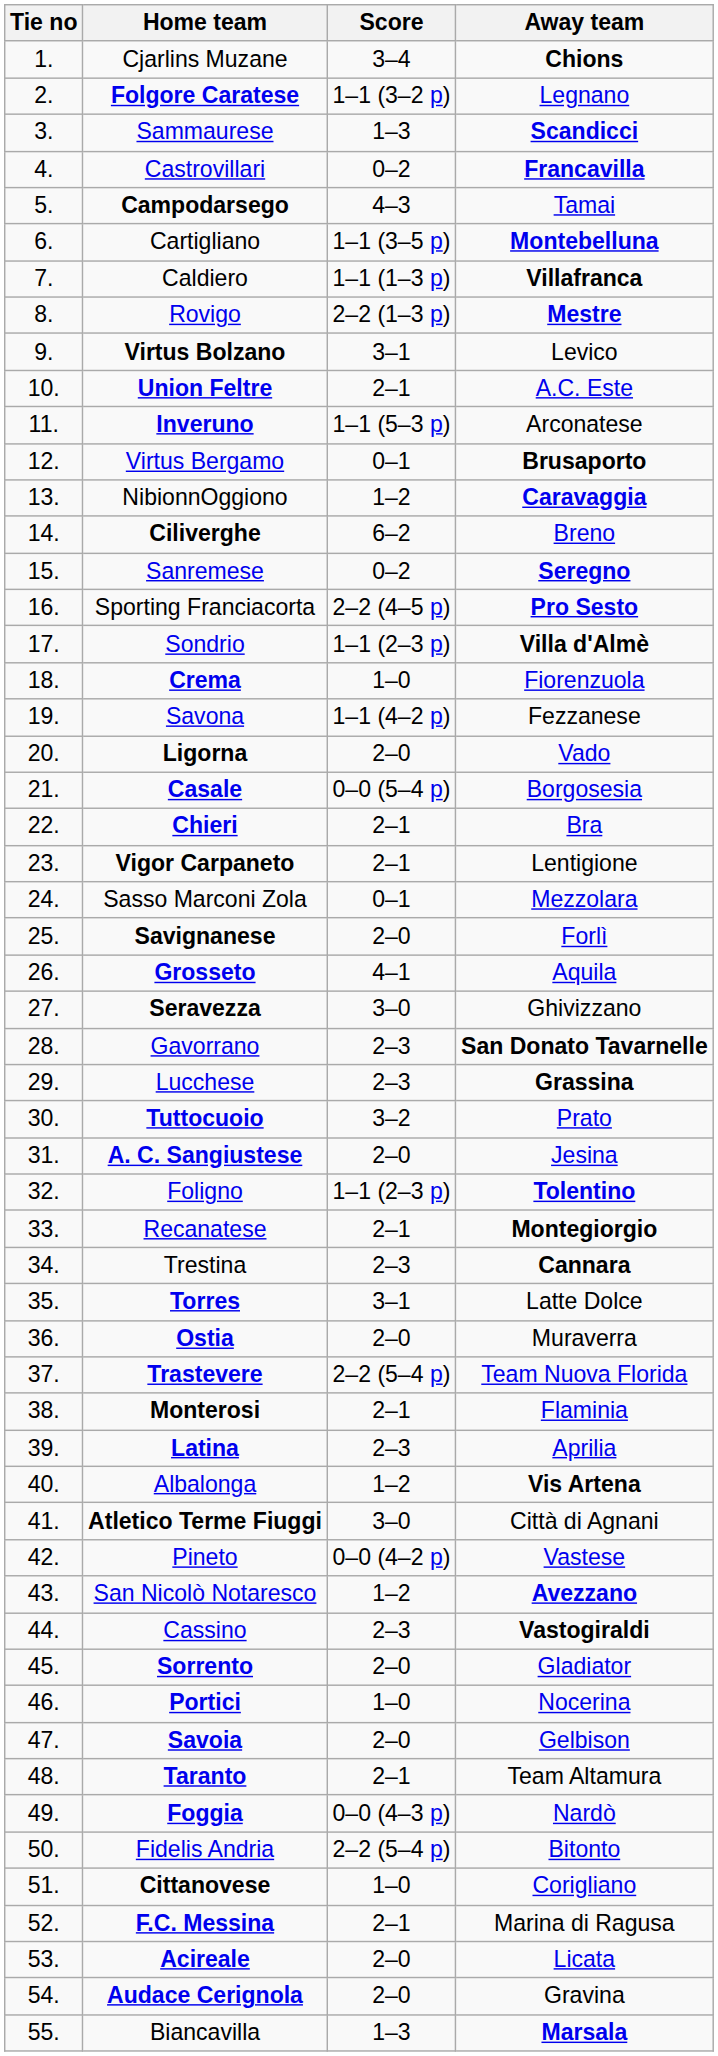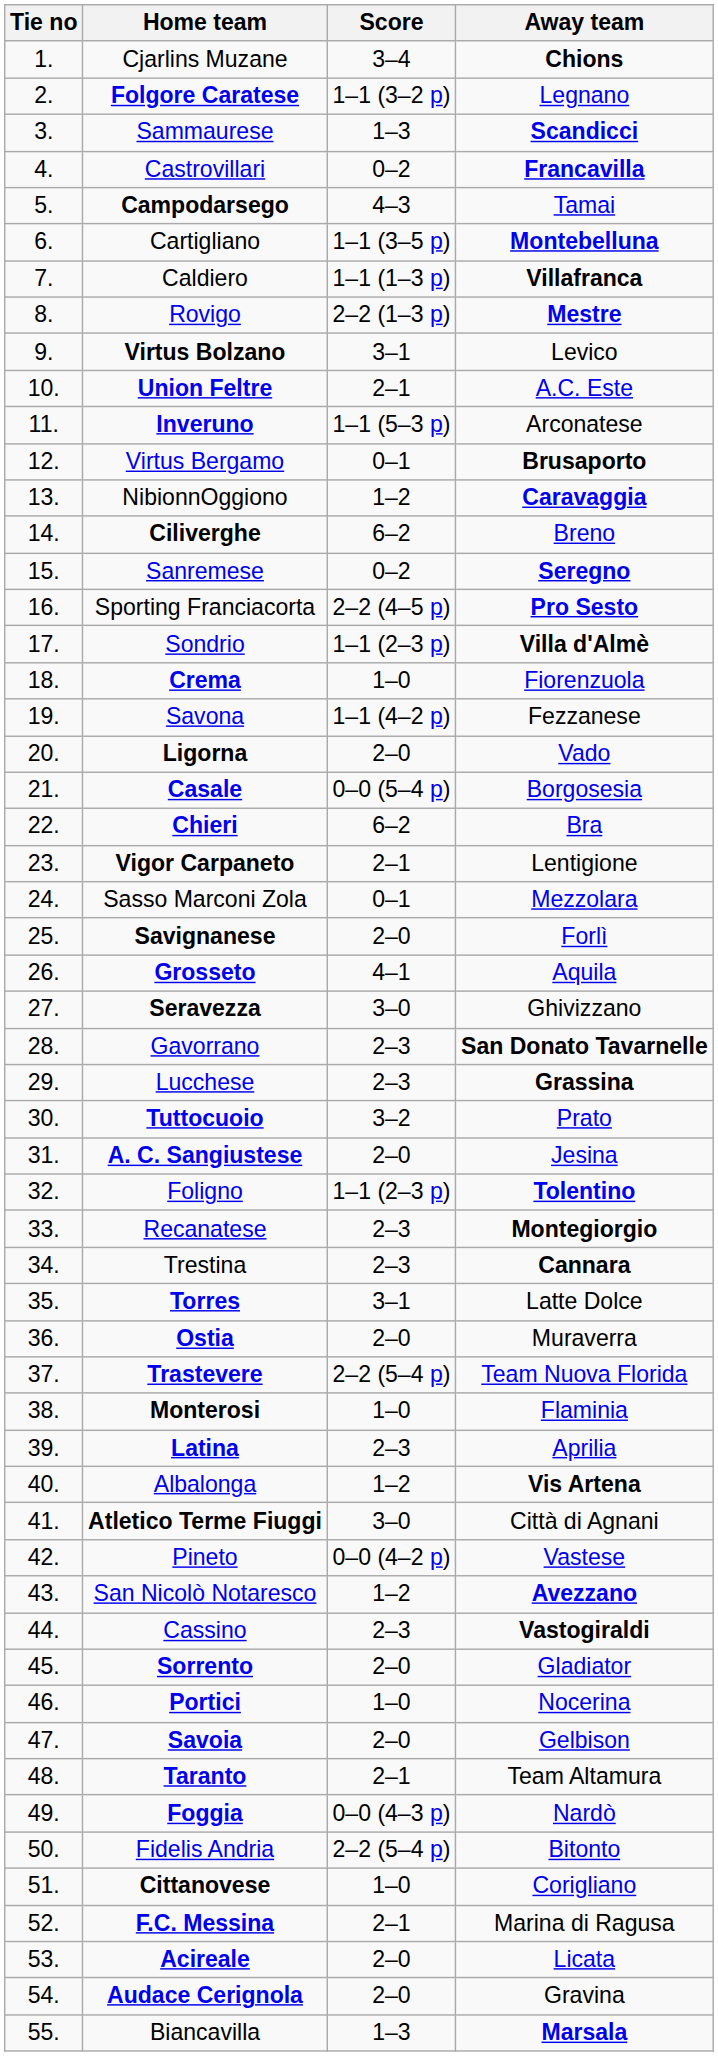(391, 826) 2–1 -> (391, 826) 6–2
(391, 1228) 2–1 -> (391, 1228) 2–3
(391, 1411) 2–1 -> (391, 1411) 1–0
